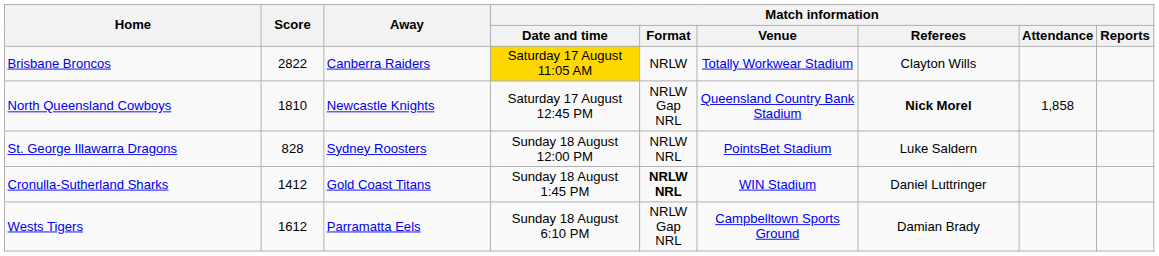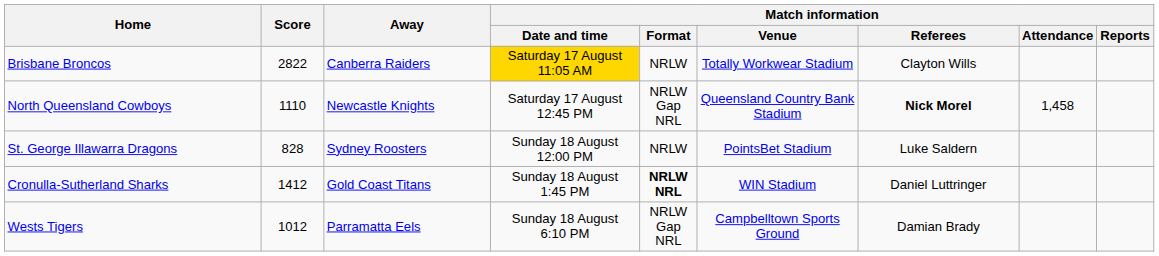(293, 106) 1810 -> (293, 106) 1110
(1058, 106) 1,858 -> (1058, 106) 1,458
(668, 149) NRLW NRL -> (668, 149) NRLW
(293, 227) 1612 -> (293, 227) 1012
